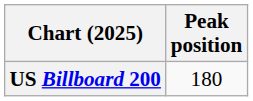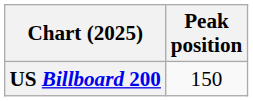(206, 78) 180 -> (206, 78) 150
